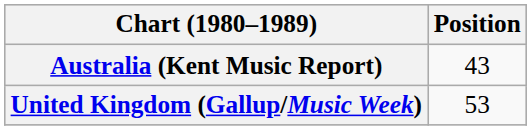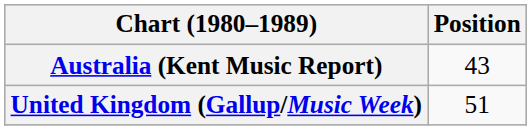(477, 104) 53 -> (477, 104) 51
